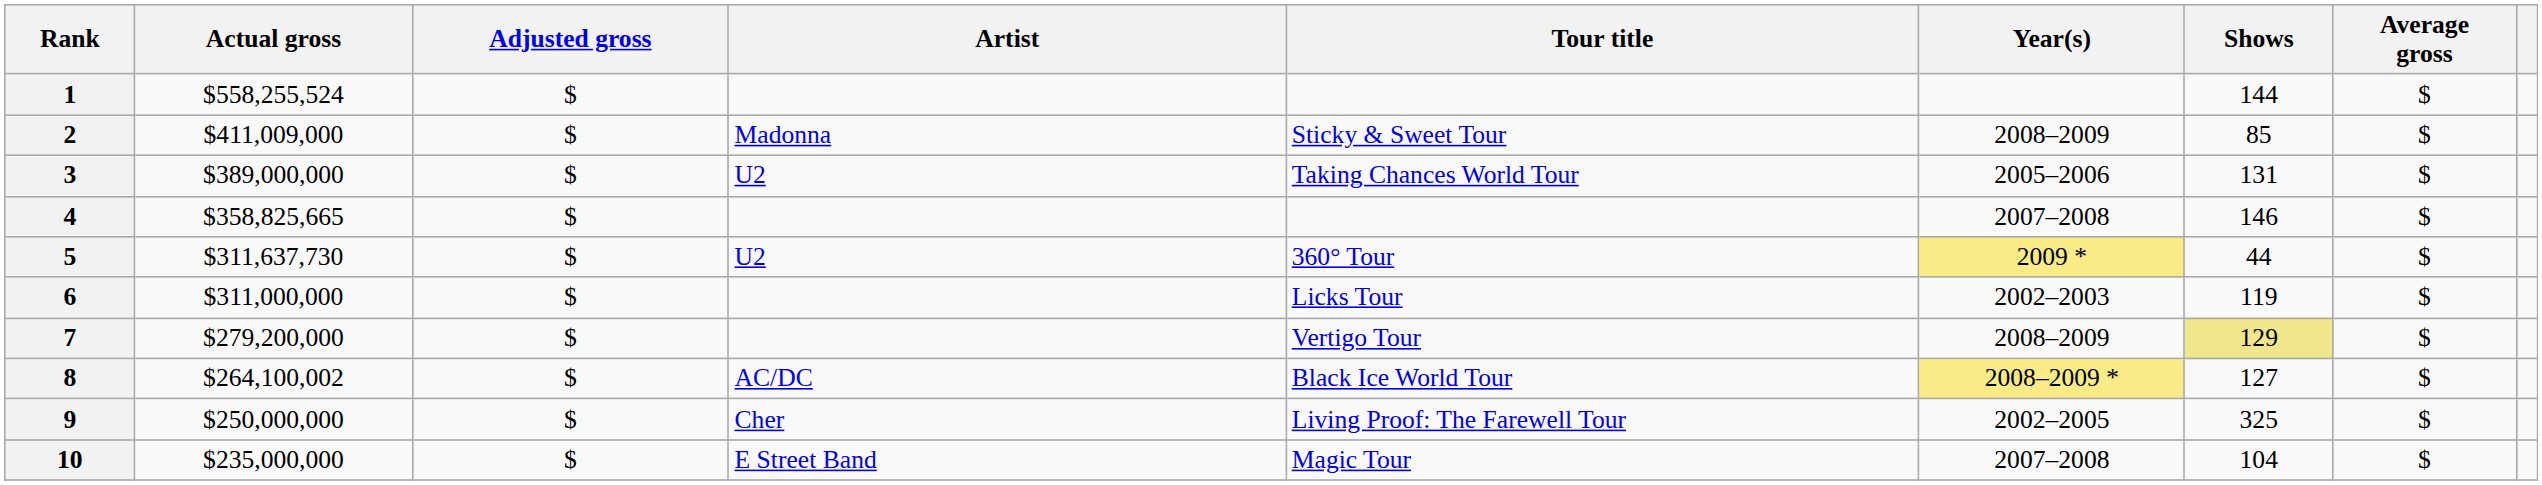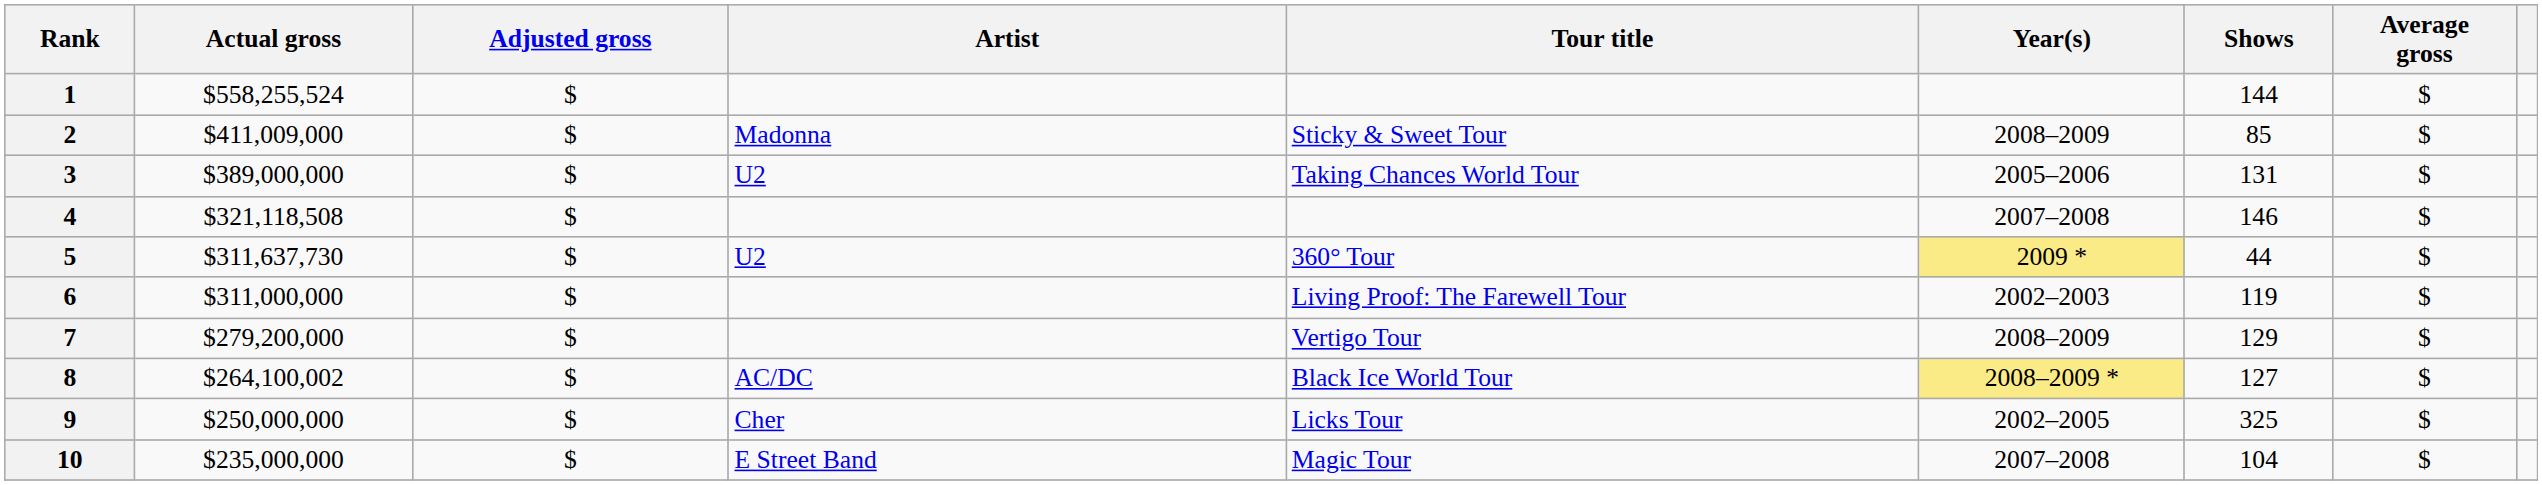(273, 216) $358,825,665 -> (273, 216) $321,118,508
(1347, 297) Licks Tour -> (1459, 297) Living Proof: The Farewell Tour
(2259, 337) khaki background -> (2259, 337) no background
(1459, 418) Living Proof: The Farewell Tour -> (1347, 418) Licks Tour
